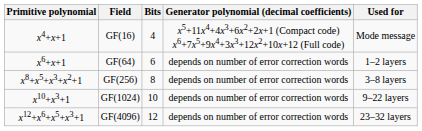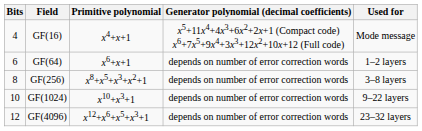columns swapped: (153, 12) <-> (51, 12)
